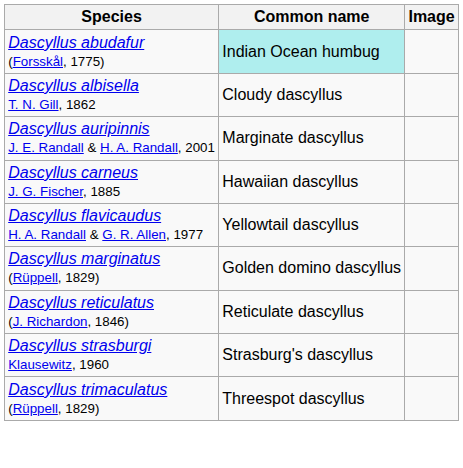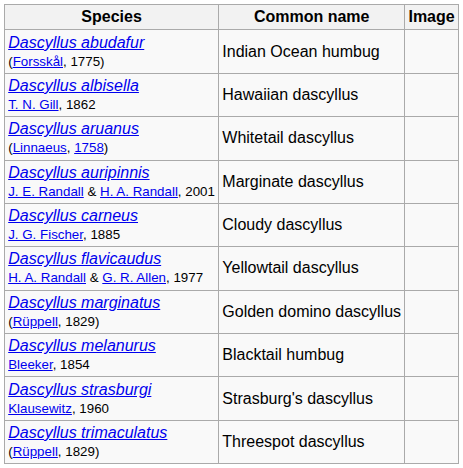(301, 51) paleturquoise background -> (301, 51) no background
(282, 94) Cloudy dascyllus -> (290, 94) Hawaiian dascyllus
+ row: (74, 138)
(290, 181) Hawaiian dascyllus -> (282, 225) Cloudy dascyllus
+ row: (82, 355)
- row: (81, 311)
